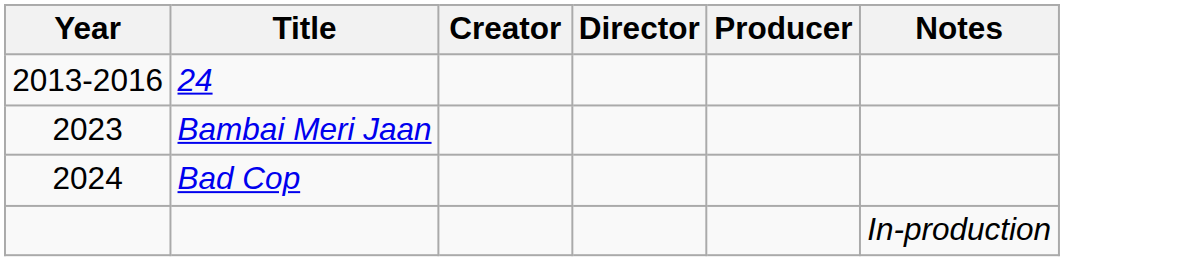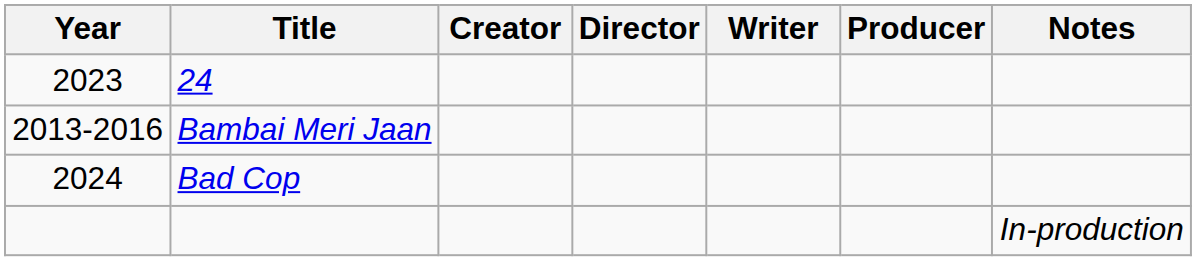+ column: (773, 29)
(88, 79) 2013-2016 -> (88, 79) 2023
(88, 129) 2023 -> (88, 129) 2013-2016
